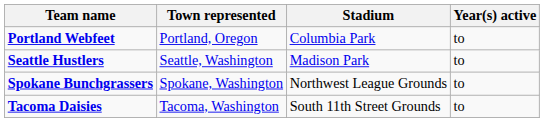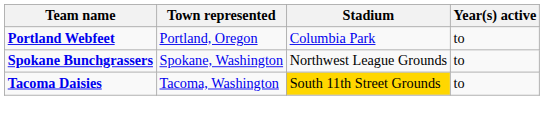- row: (56, 60)
(365, 106) no background -> (365, 83) gold background
